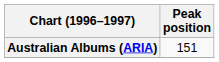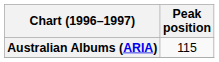(187, 47) 151 -> (187, 47) 115
